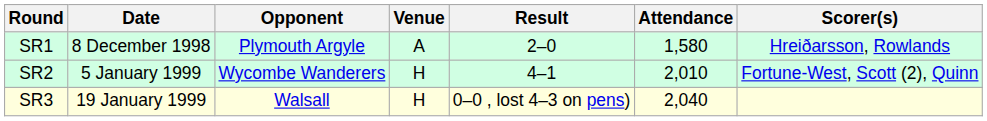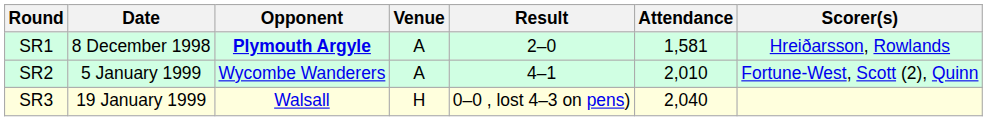(302, 45) normal -> (302, 45) bold
(686, 45) 1,580 -> (686, 45) 1,581
(419, 73) H -> (419, 73) A
